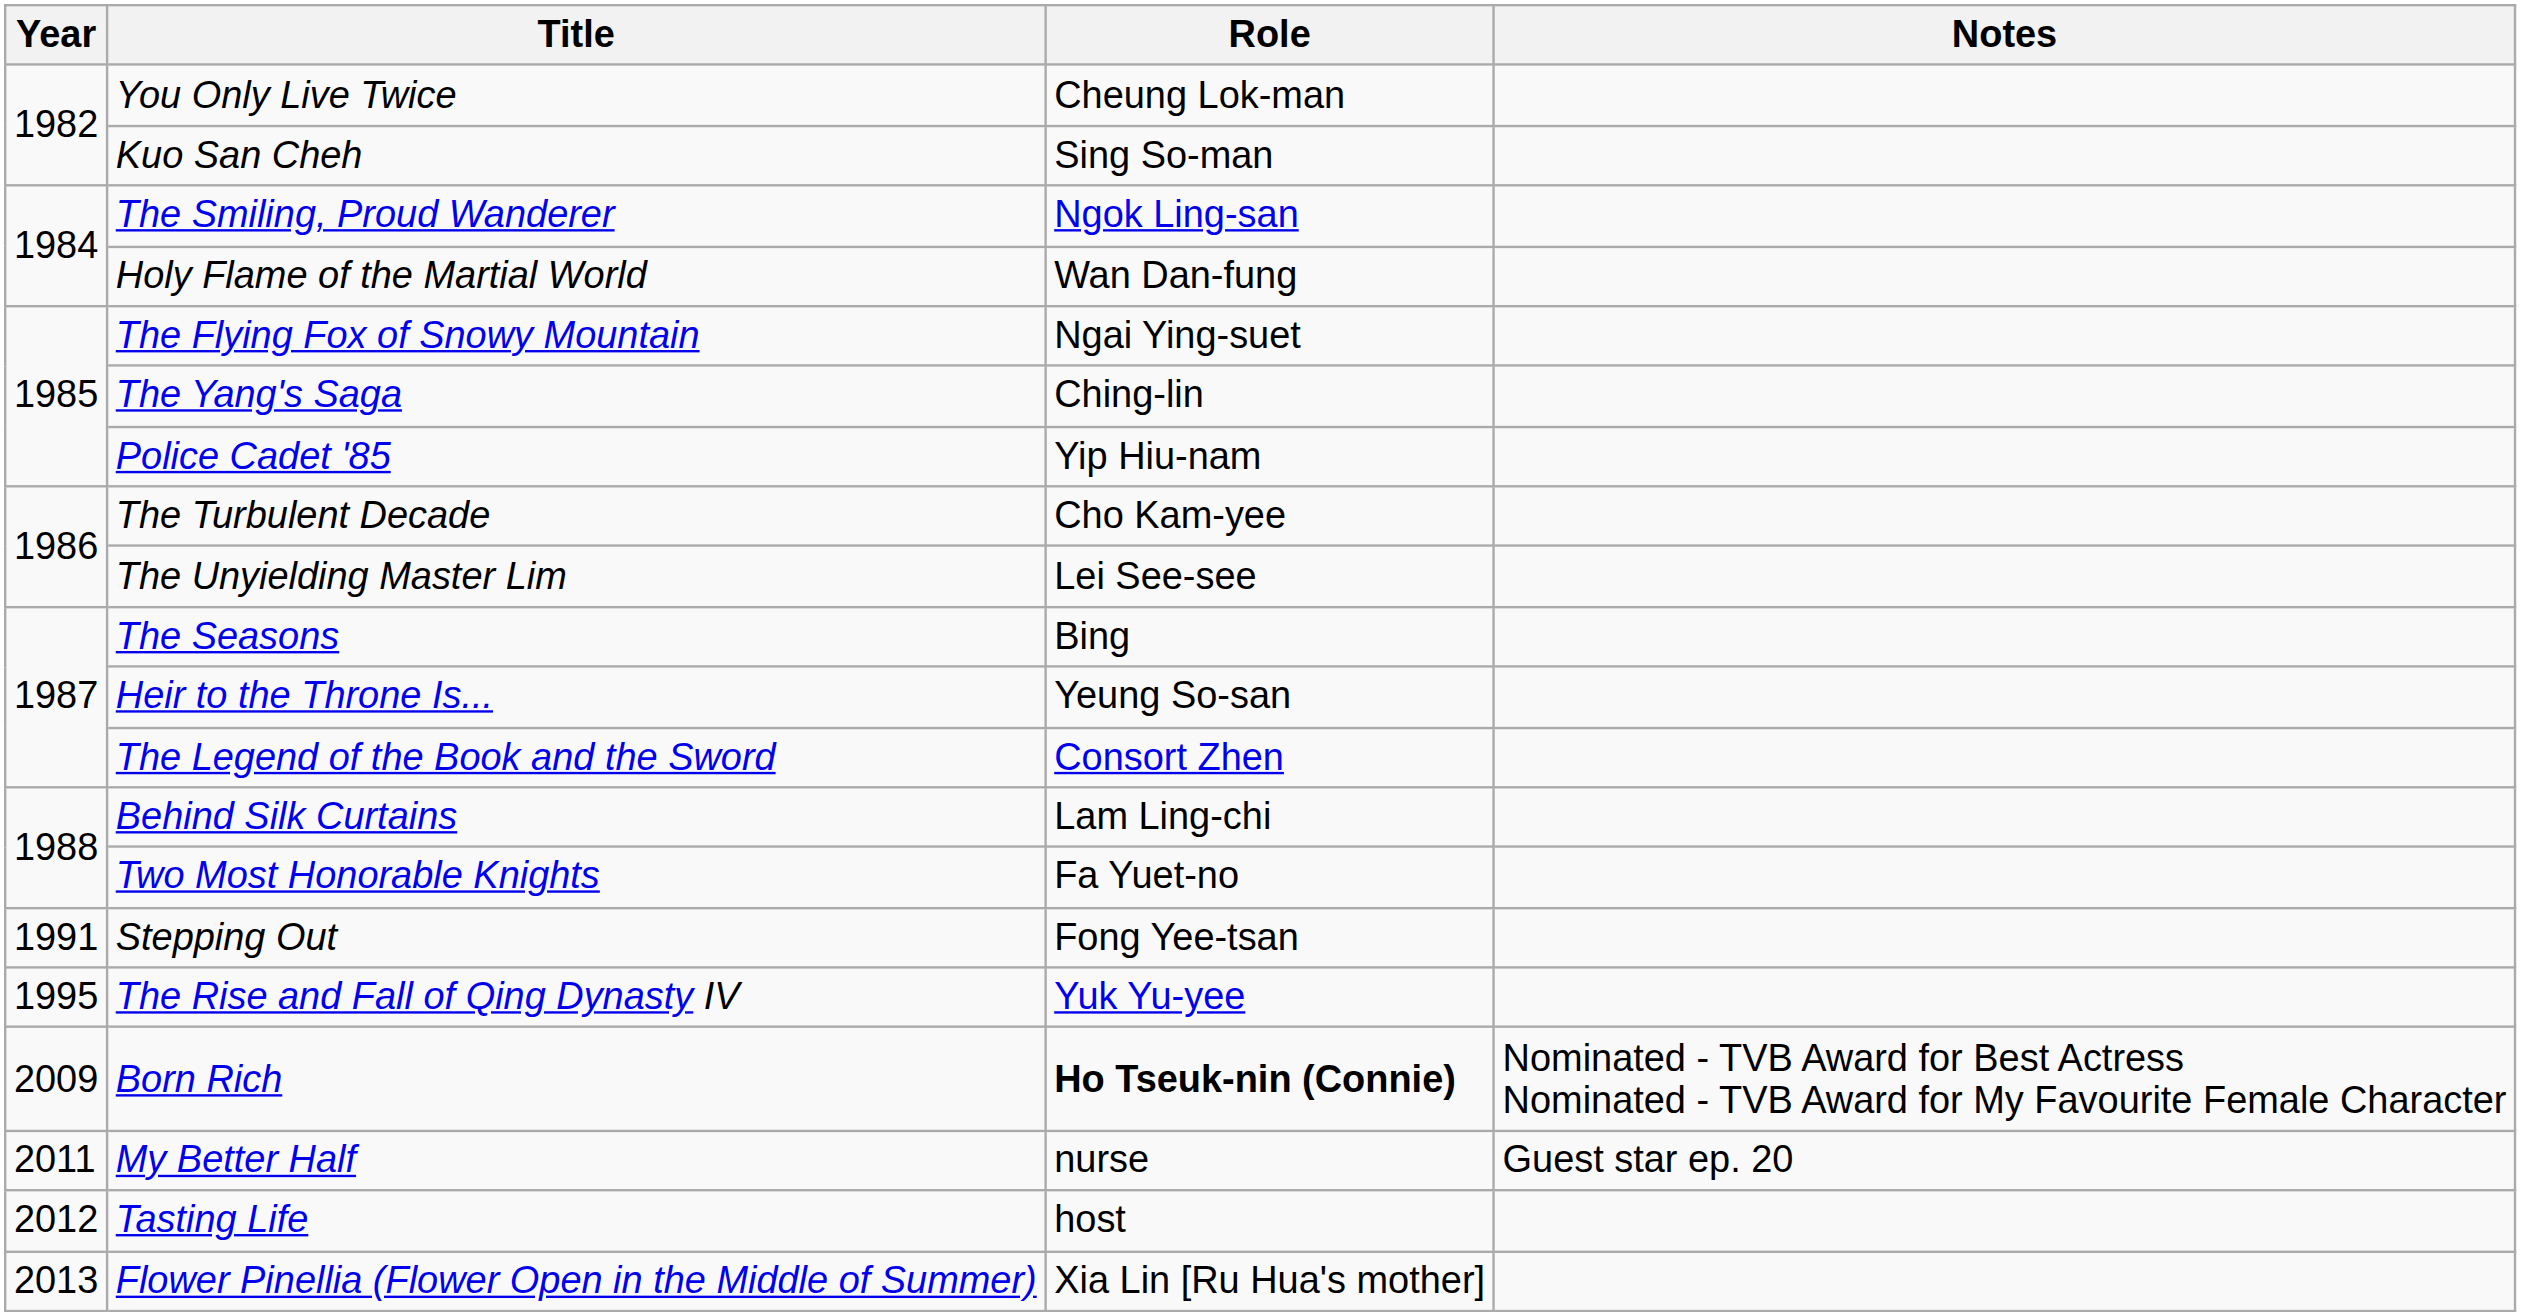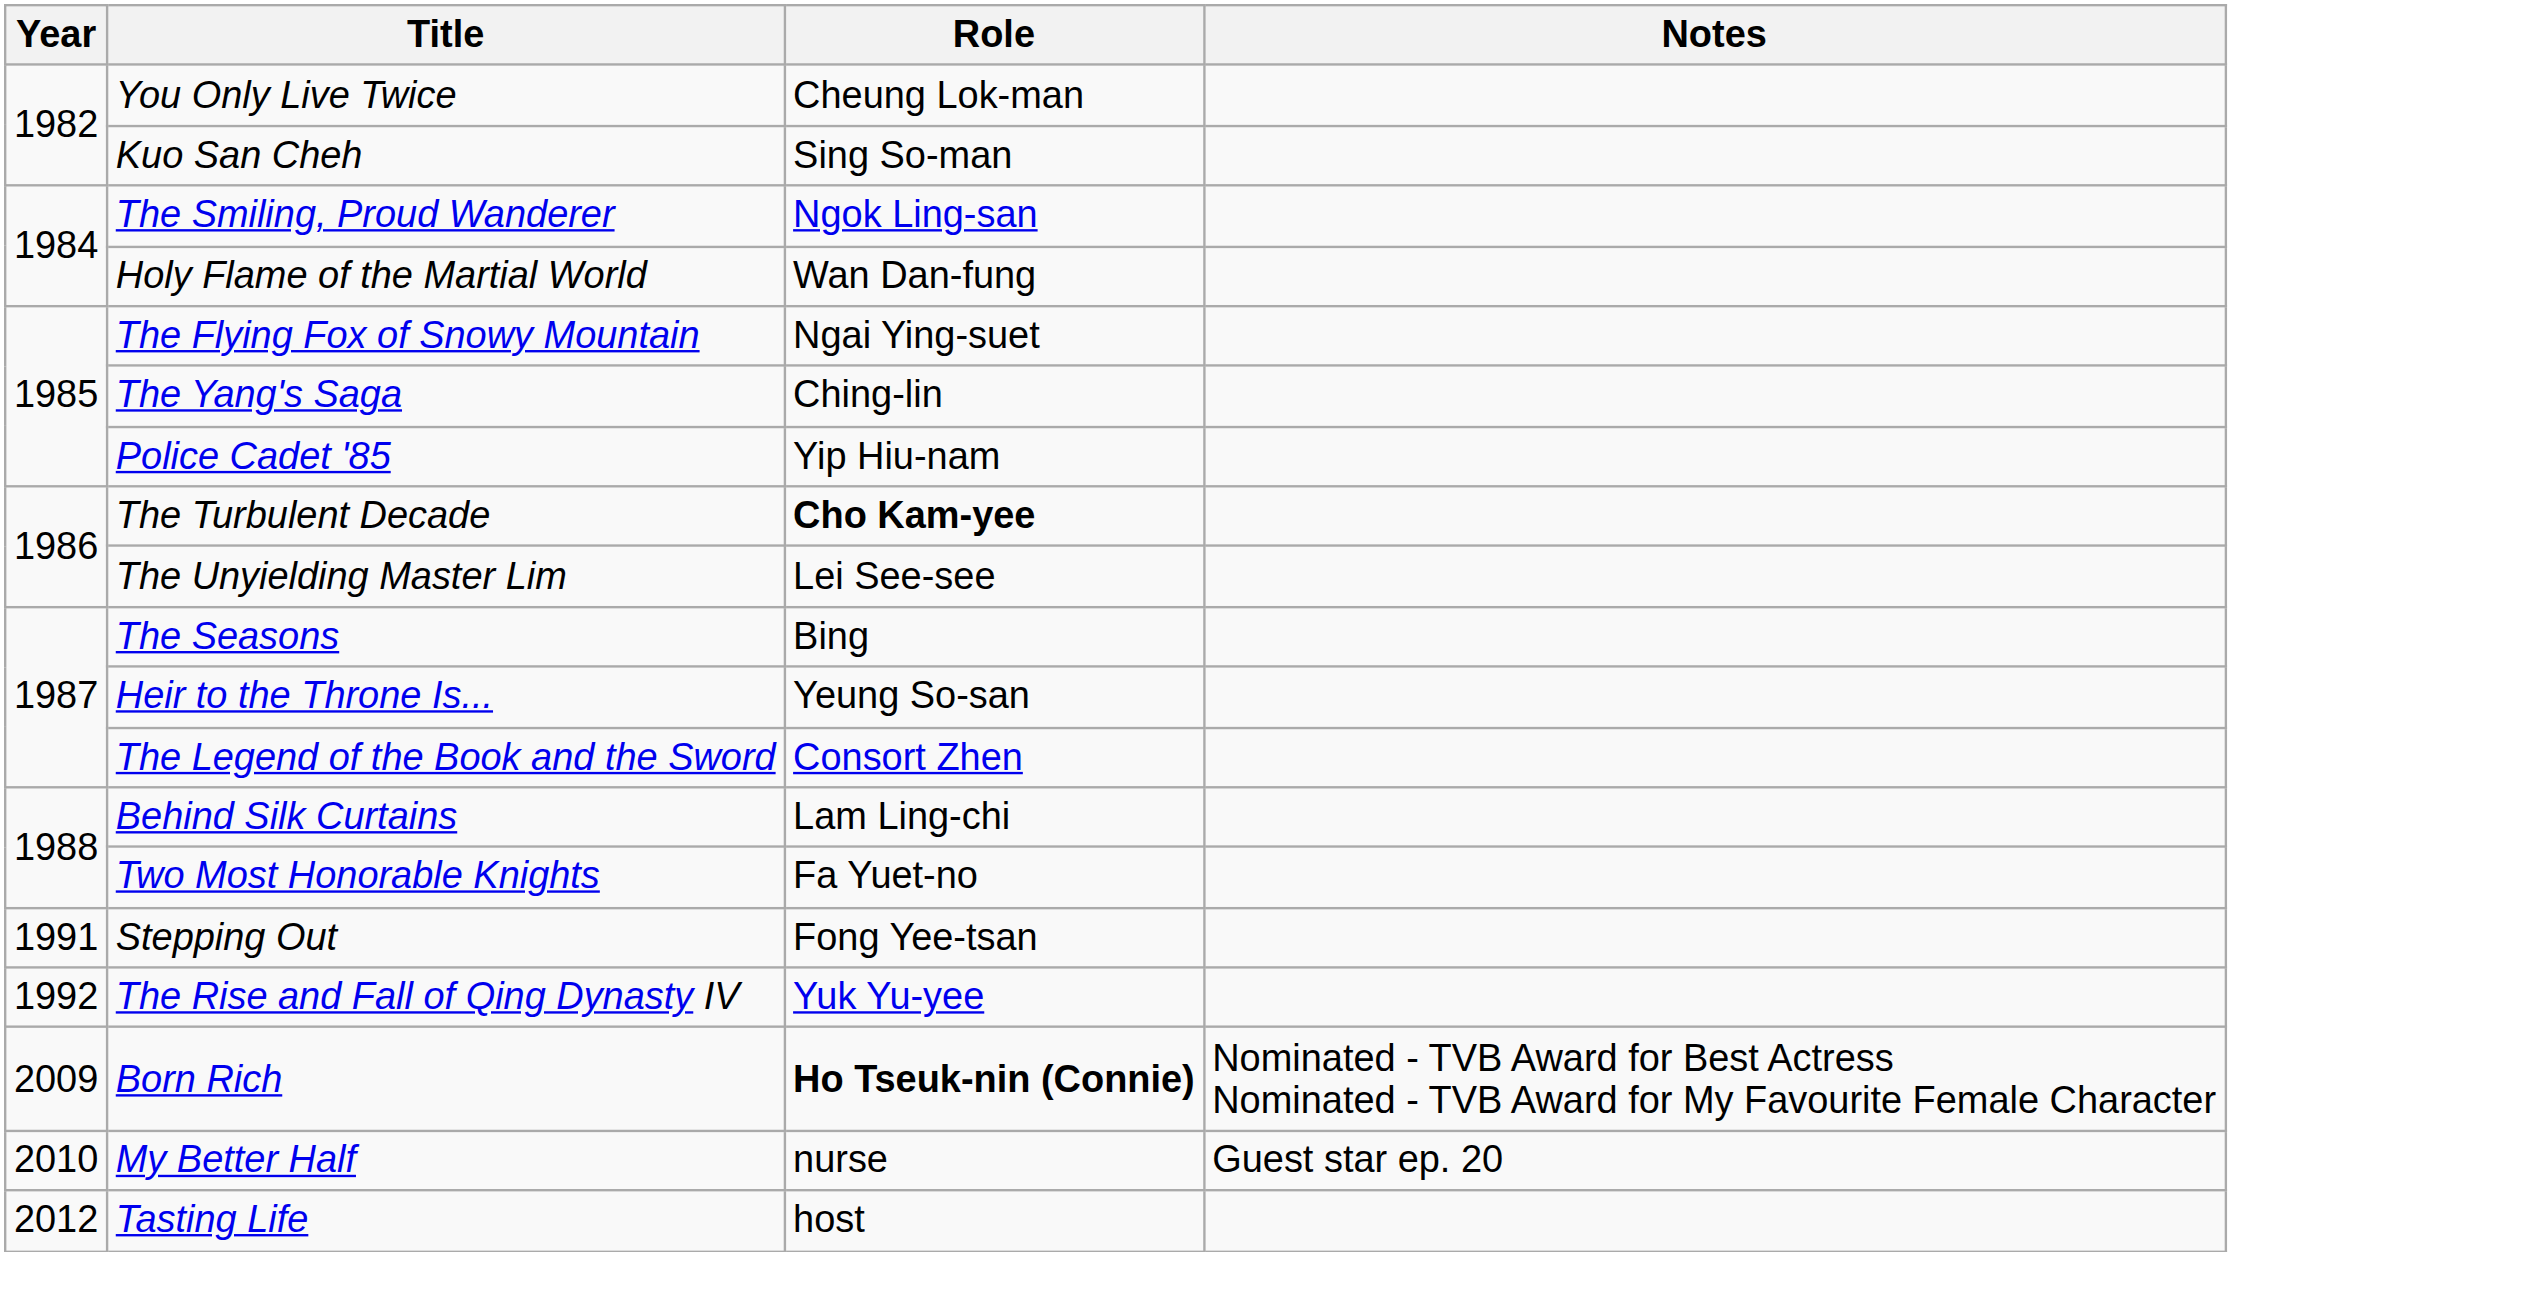(1170, 515) normal -> (914, 515) bold
(56, 996) 1995 -> (56, 996) 1992
(55, 1159) 2011 -> (56, 1159) 2010
- row: (576, 1280)
